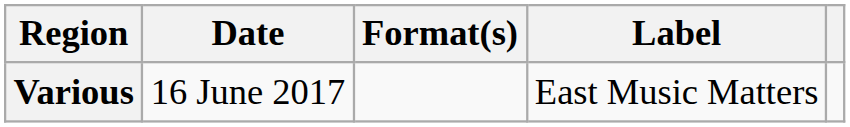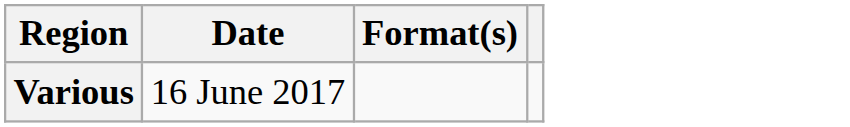- column: (677, 33)
